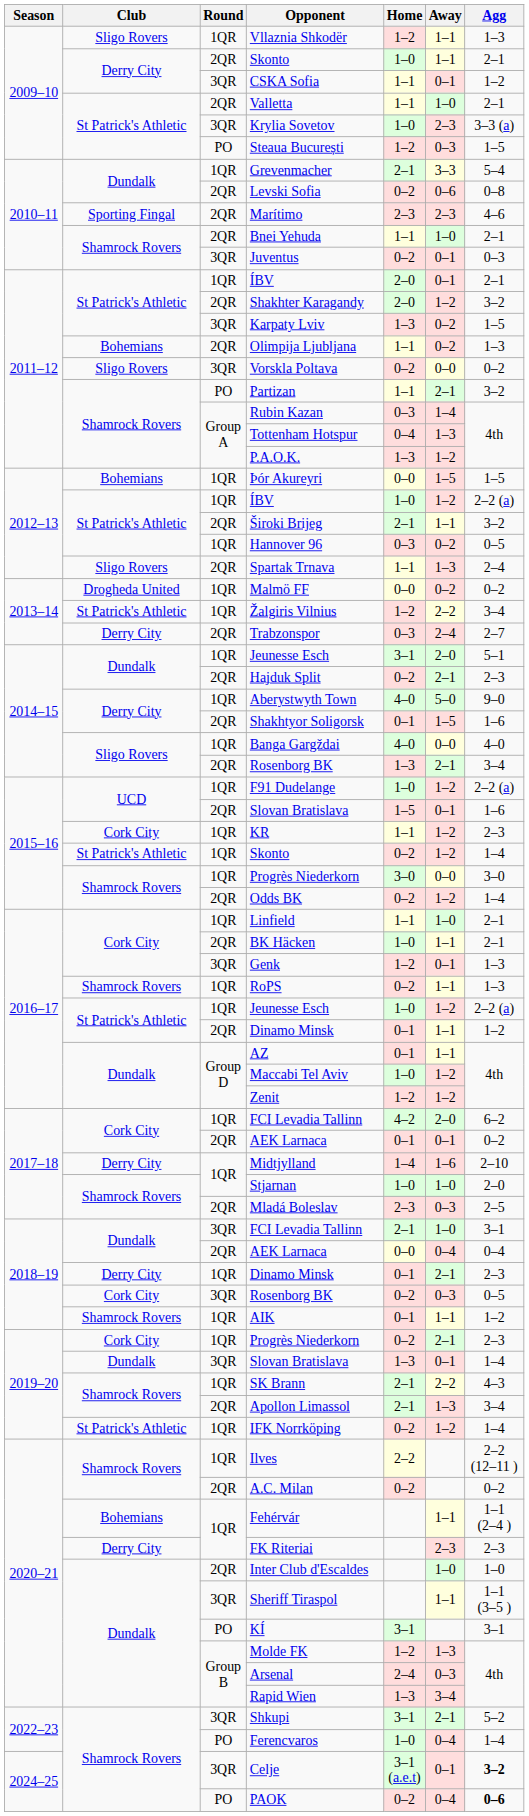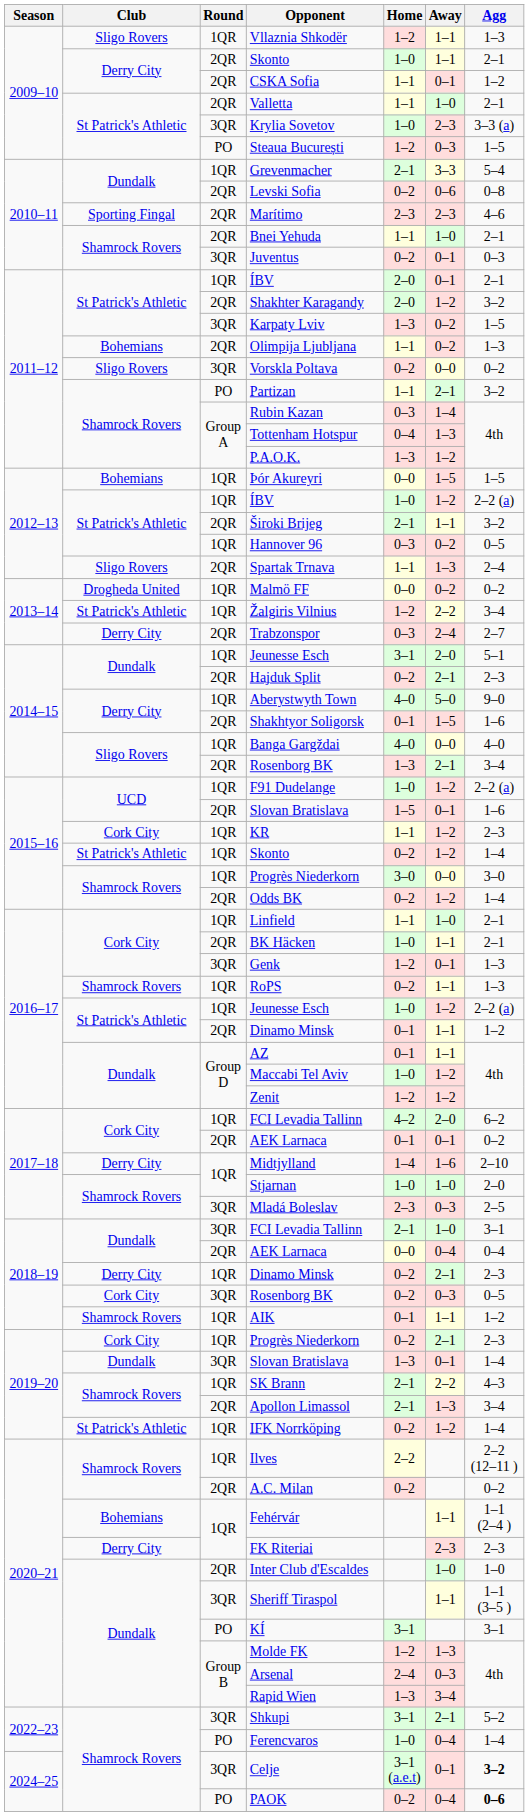(223, 81) 3QR -> (223, 81) 2QR
(223, 1207) 2QR -> (223, 1207) 3QR
(405, 1273) 0–1 -> (405, 1273) 0–2
